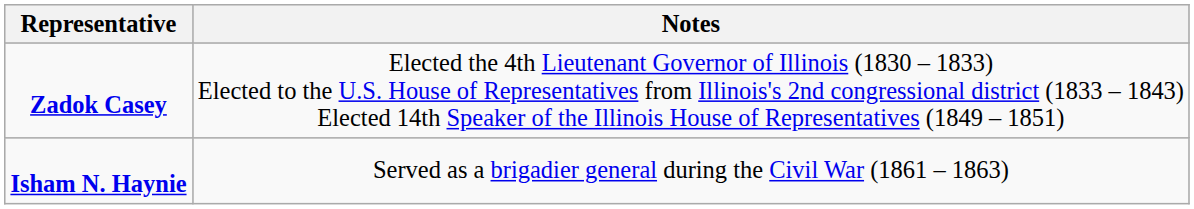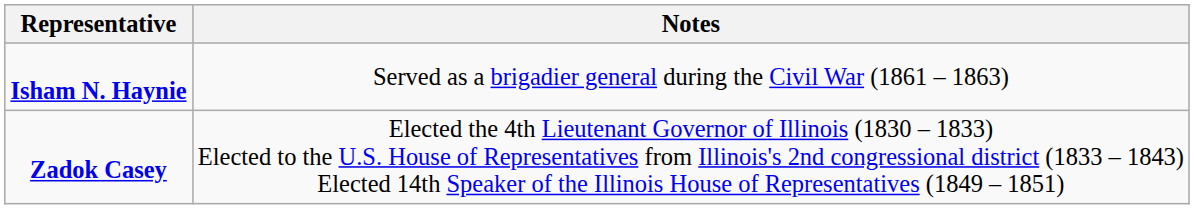rows swapped: (98, 104) <-> (98, 184)
